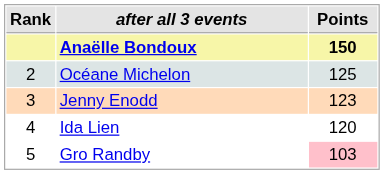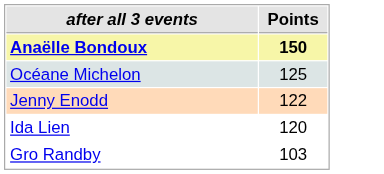- column: (31, 19)
(343, 101) 123 -> (293, 101) 122
(343, 155) pink background -> (293, 155) no background
